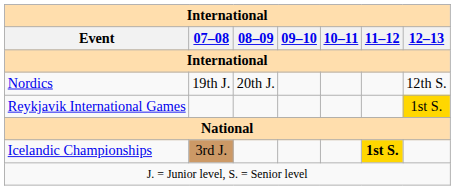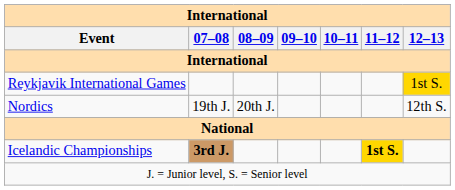rows swapped: (30, 83) <-> (97, 106)
(211, 151) normal -> (211, 151) bold
